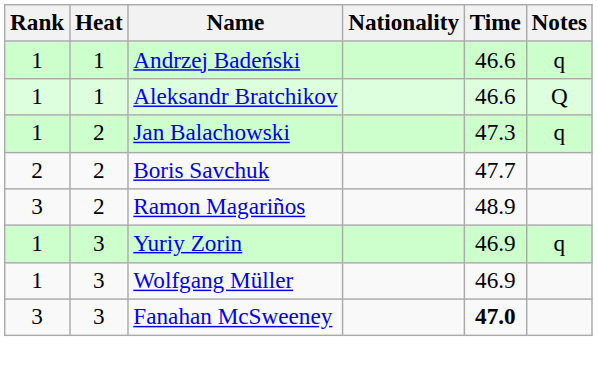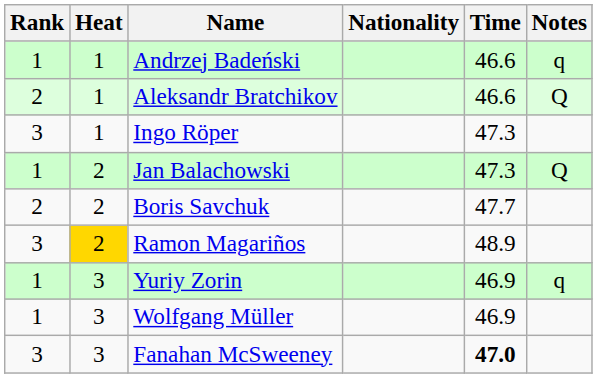(37, 96) 1 -> (37, 96) 2
+ row: (186, 133)
(559, 133) q -> (559, 170) Q
(99, 206) no background -> (99, 243) gold background
